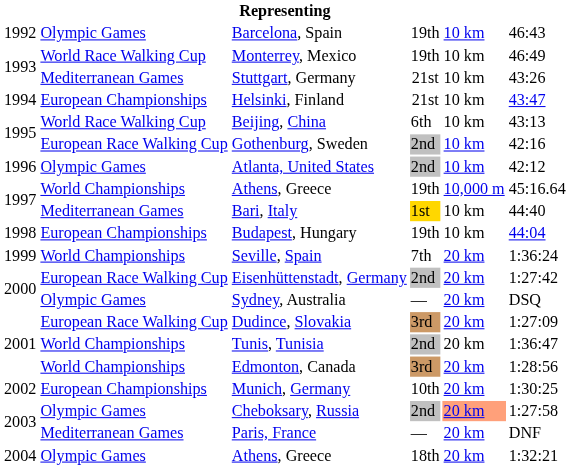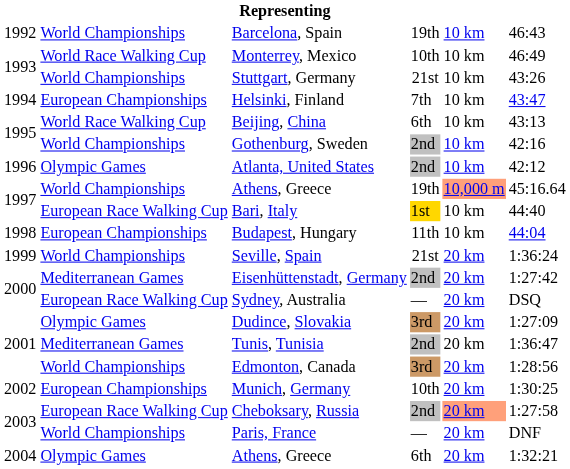(93, 33) Olympic Games -> (113, 33) World Championships
(425, 55) 19th -> (425, 55) 10th
(112, 77) Mediterranean Games -> (113, 77) World Championships
(425, 99) 21st -> (421, 99) 7th
(134, 144) European Race Walking Cup -> (113, 144) World Championships
(474, 188) no background -> (474, 188) lightsalmon background
(112, 211) Mediterranean Games -> (134, 211) European Race Walking Cup
(425, 233) 19th -> (425, 233) 11th
(421, 255) 7th -> (425, 255) 21st
(134, 277) European Race Walking Cup -> (112, 277) Mediterranean Games
(93, 299) Olympic Games -> (134, 299) European Race Walking Cup
(134, 322) European Race Walking Cup -> (93, 322) Olympic Games
(113, 344) World Championships -> (112, 344) Mediterranean Games
(93, 411) Olympic Games -> (134, 411) European Race Walking Cup
(112, 433) Mediterranean Games -> (113, 433) World Championships
(425, 455) 18th -> (421, 455) 6th
